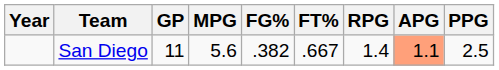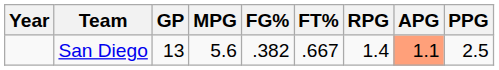(174, 50) 11 -> (174, 50) 13
